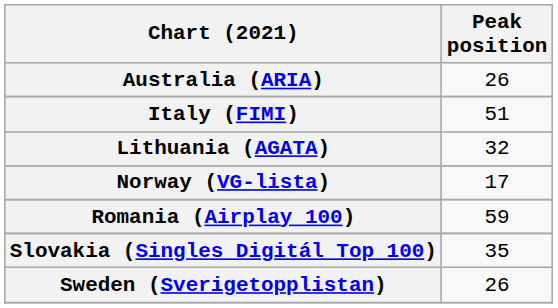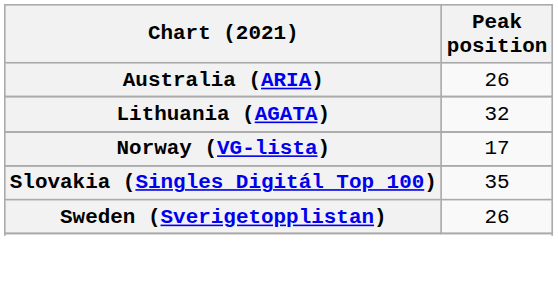- row: (223, 114)
- row: (223, 217)
